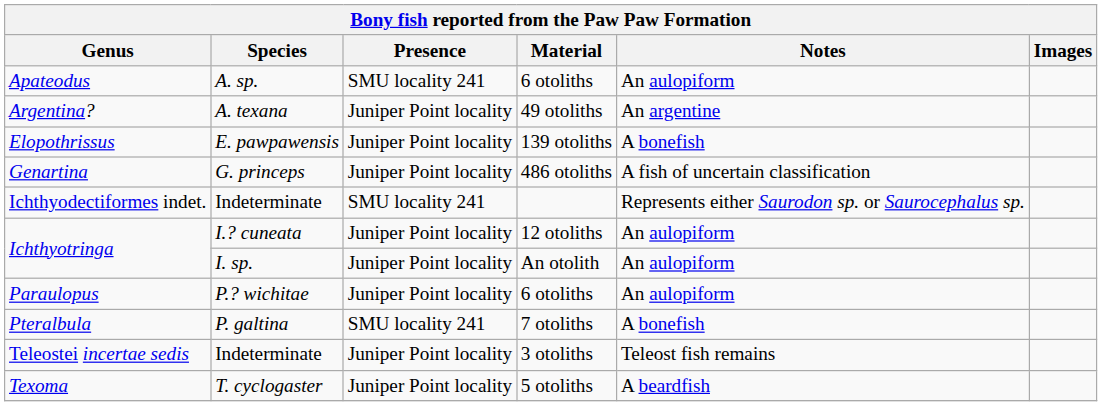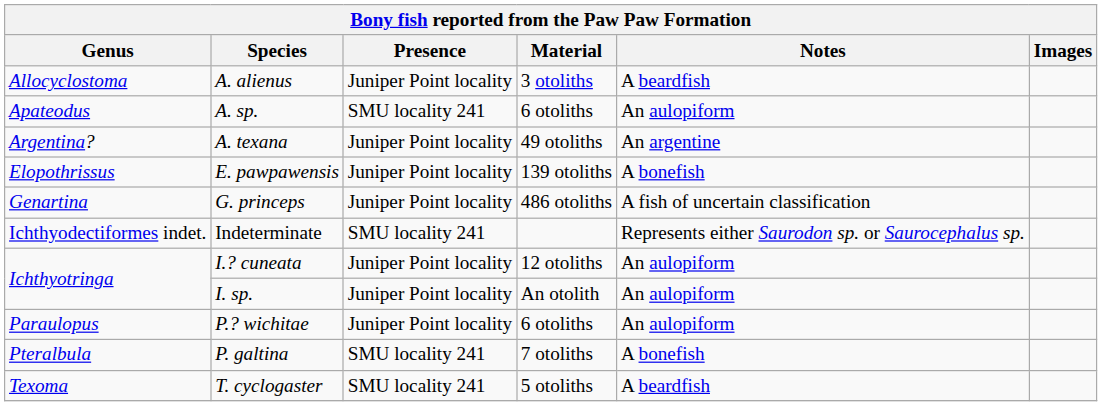+ row: (68, 80)
- row: (99, 354)
(430, 385) Juniper Point locality -> (417, 385) SMU locality 241
